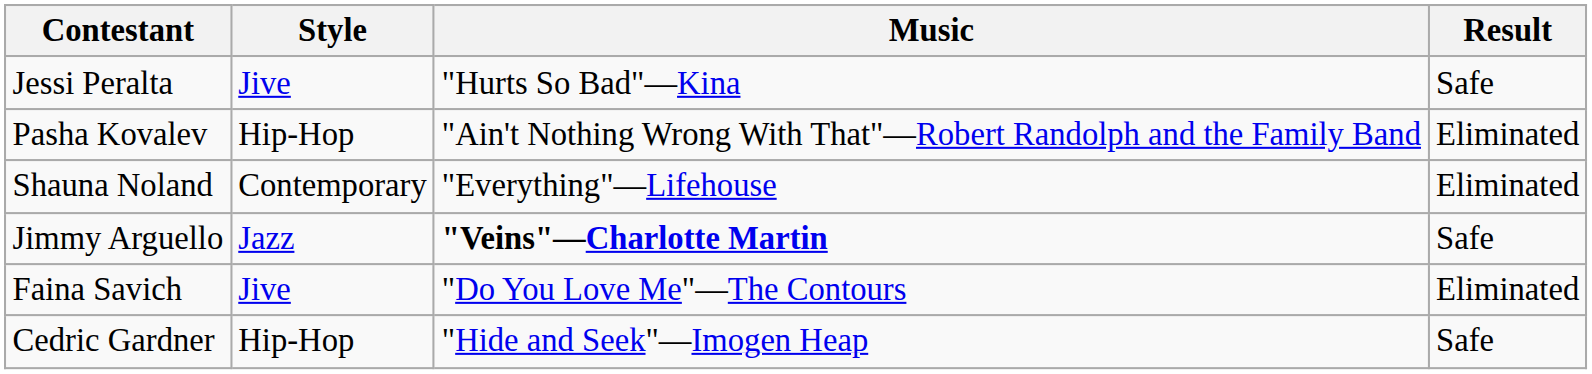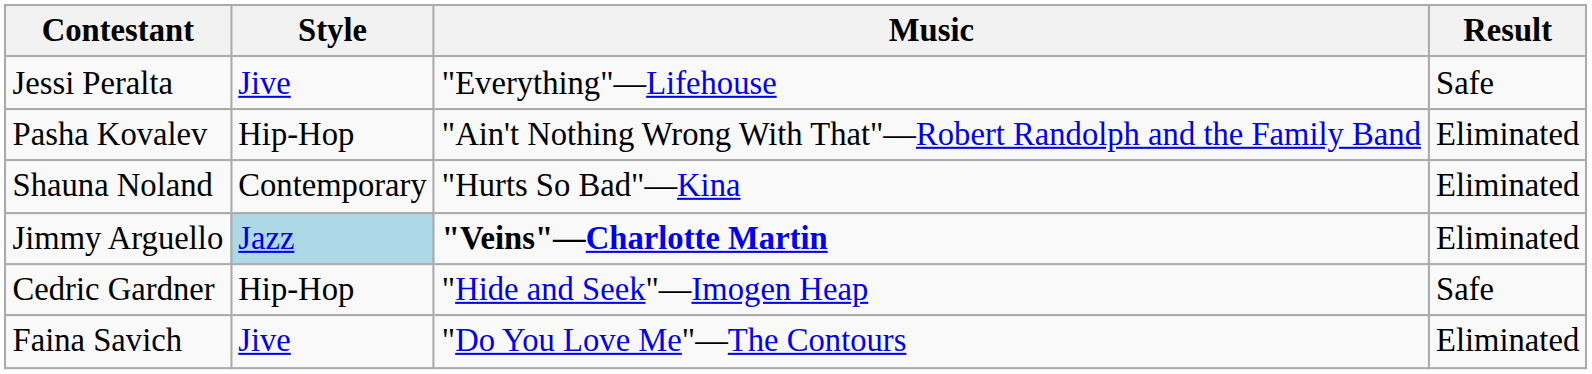(591, 82) "Hurts So Bad"—Kina -> (609, 82) "Everything"—Lifehouse
(609, 185) "Everything"—Lifehouse -> (591, 185) "Hurts So Bad"—Kina
(266, 237) no background -> (266, 237) lightblue background
(1465, 237) Safe -> (1508, 237) Eliminated
rows swapped: (97, 289) <-> (114, 340)
